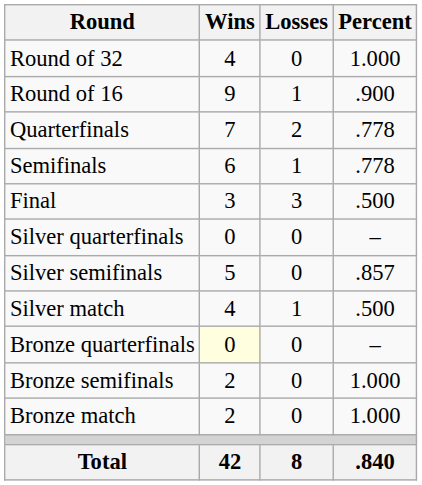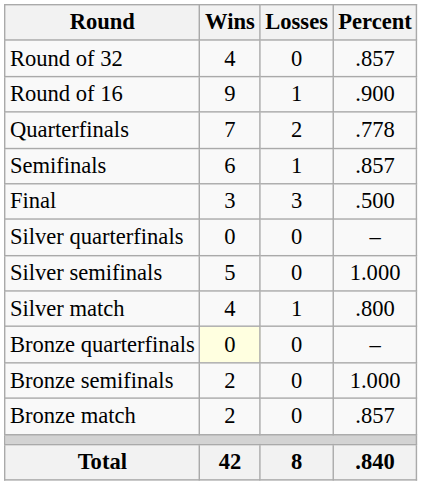(375, 58) 1.000 -> (375, 58) .857
(375, 165) .778 -> (375, 165) .857
(375, 272) .857 -> (375, 272) 1.000
(375, 308) .500 -> (375, 308) .800
(375, 415) 1.000 -> (375, 415) .857
